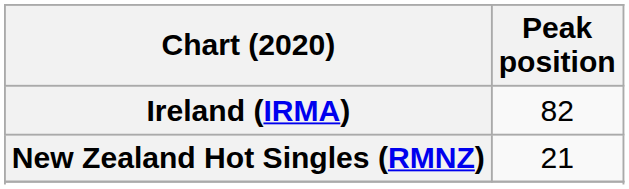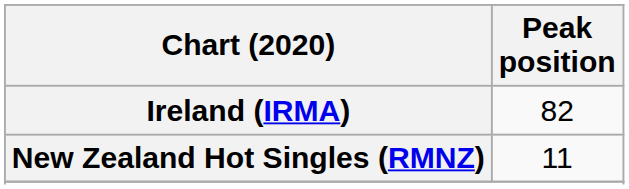(557, 157) 21 -> (557, 157) 11
